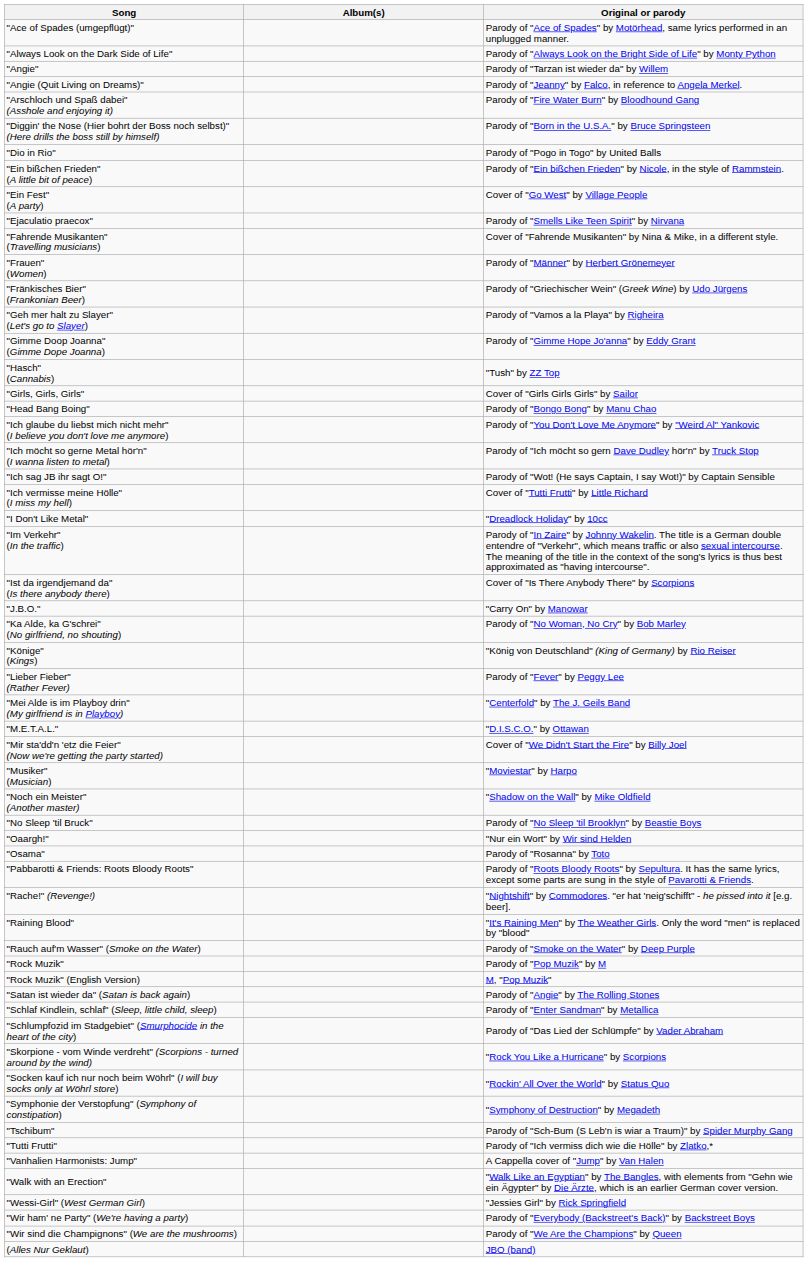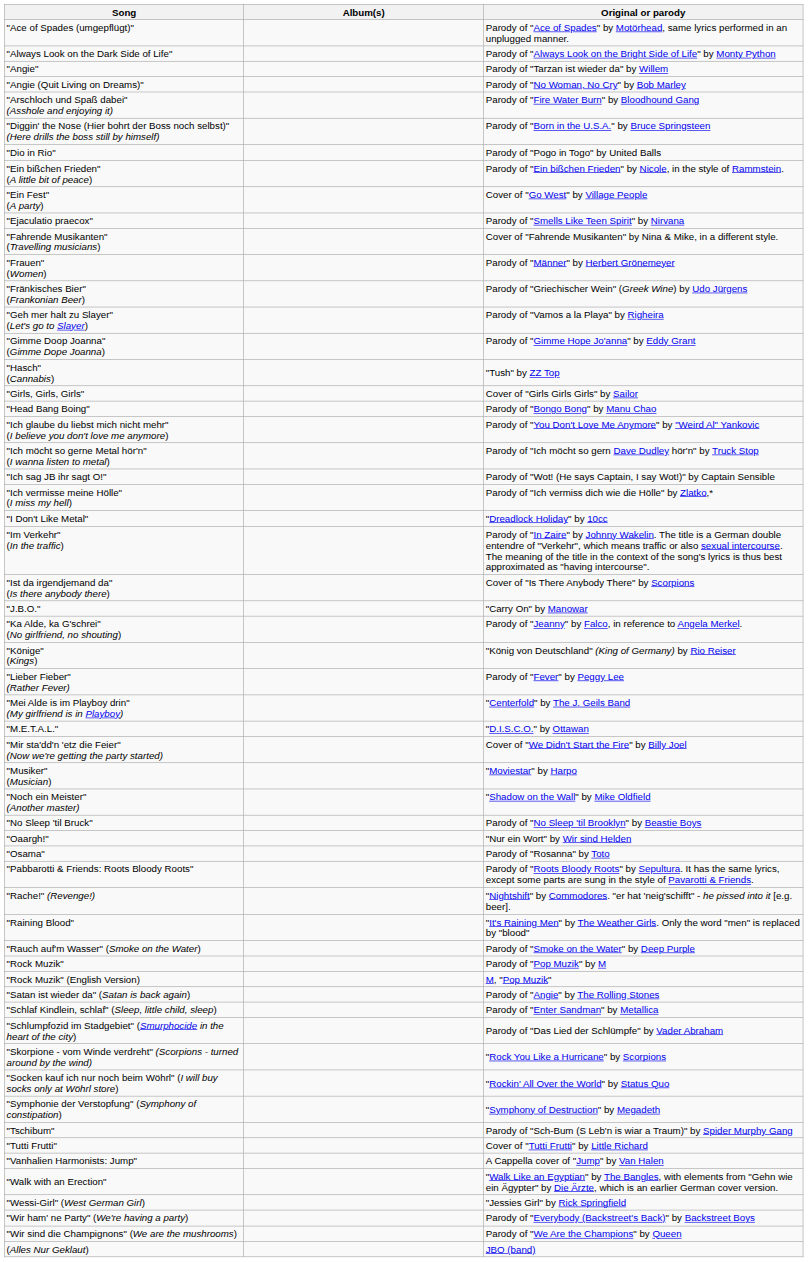(614, 85) Parody of "Jeanny" by Falco, in reference to Angela Merkel. -> (586, 85) Parody of "No Woman, No Cry" by Bob Marley
(567, 492) Cover of "Tutti Frutti" by Little Richard -> (599, 492) Parody of "Ich vermiss dich wie die Hölle" by Zlatko,*
(586, 624) Parody of "No Woman, No Cry" by Bob Marley -> (614, 624) Parody of "Jeanny" by Falco, in reference to Angela Merkel.
(599, 1146) Parody of "Ich vermiss dich wie die Hölle" by Zlatko,* -> (567, 1146) Cover of "Tutti Frutti" by Little Richard
